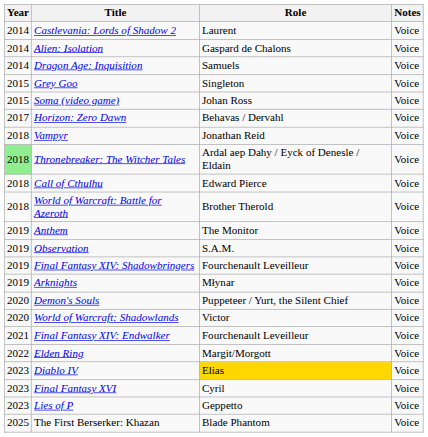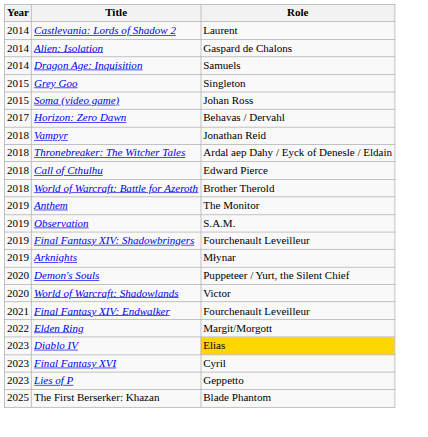- column: (407, 13)
(18, 159) lightgreen background -> (18, 153) no background
